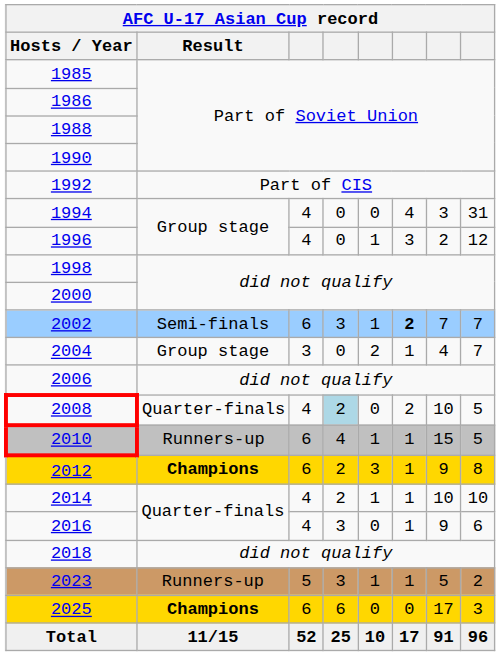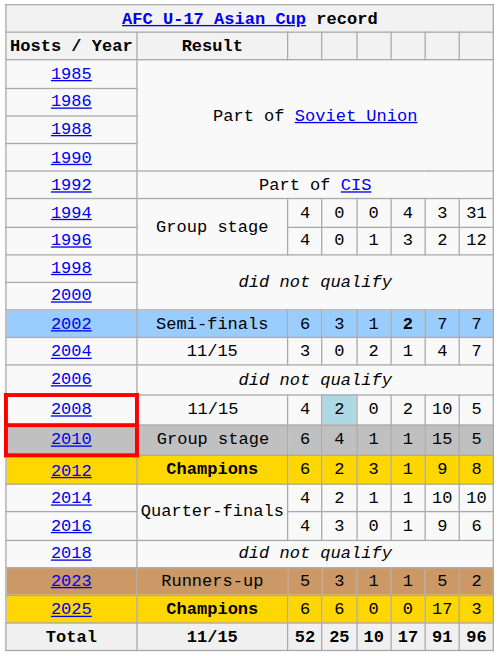(213, 352) Group stage -> (212, 352) 11/15
(214, 410) Quarter-finals -> (213, 410) 11/15
(214, 440) Runners-up -> (213, 440) Group stage
